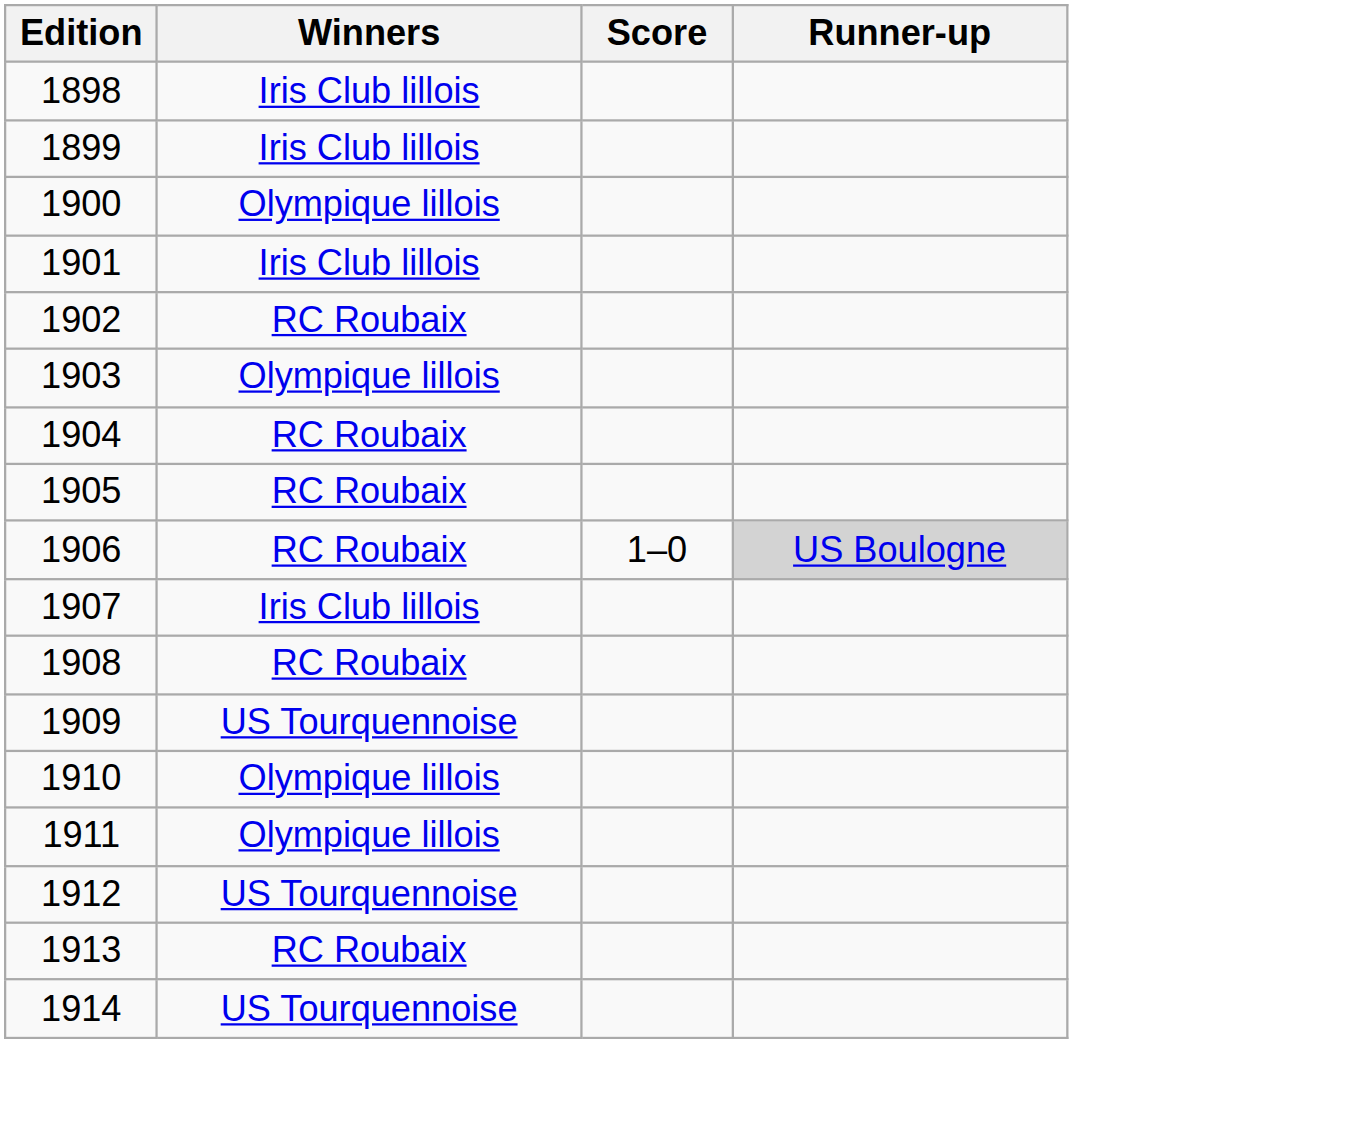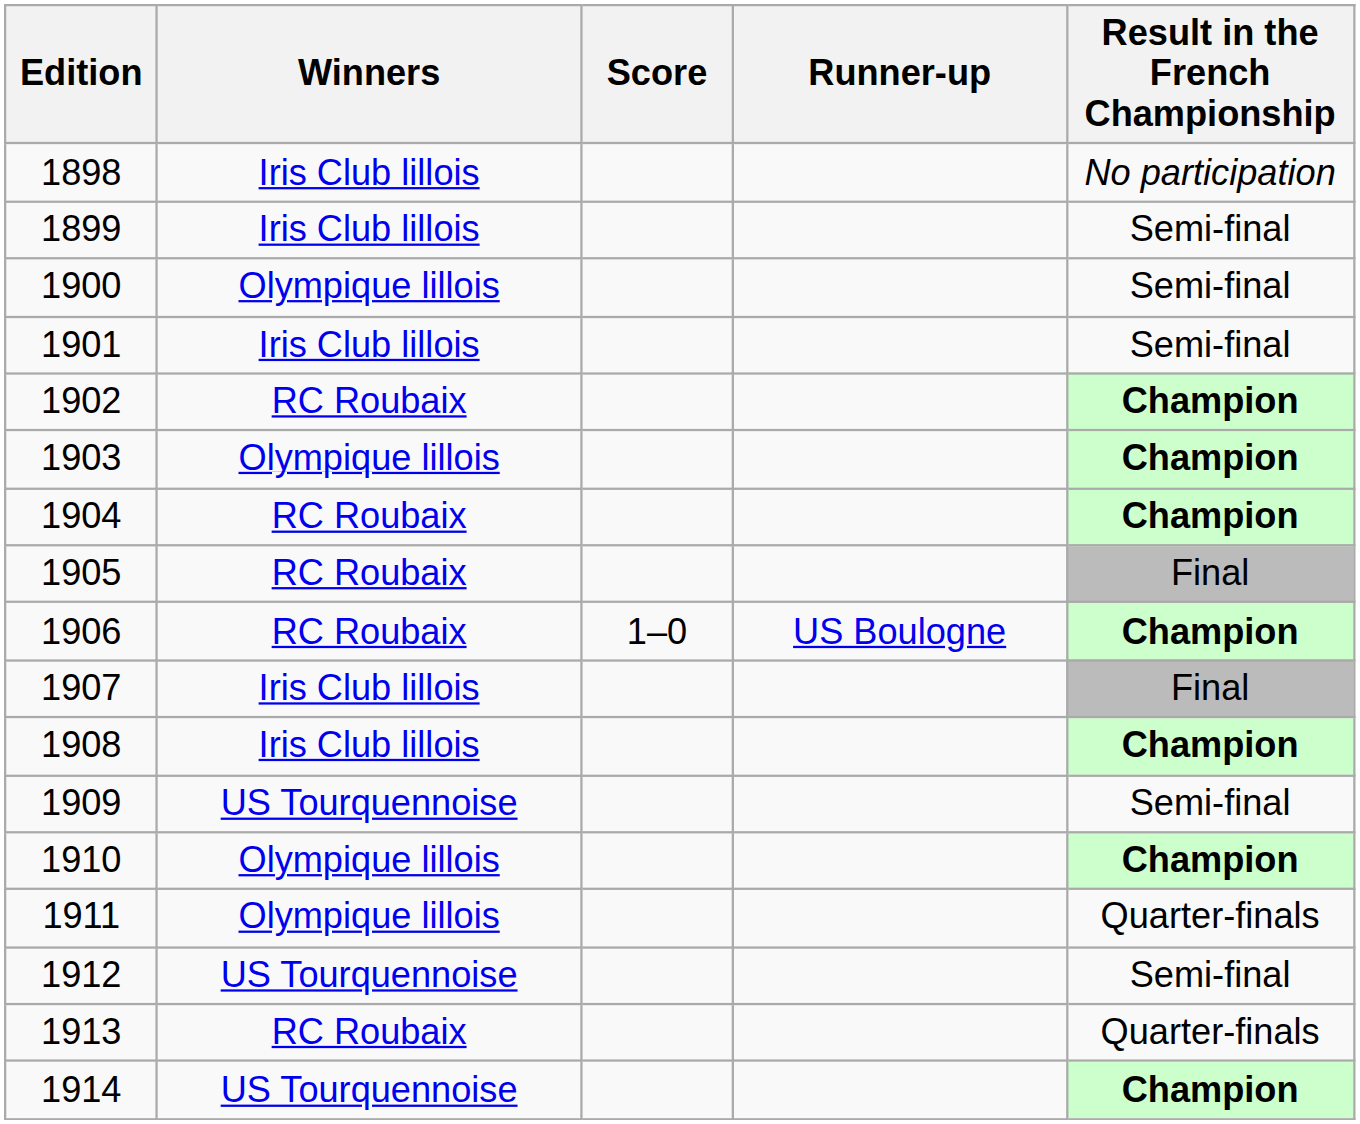+ column: (1210, 73)
(900, 549) lightgrey background -> (900, 630) no background
(369, 663) RC Roubaix -> (369, 745) Iris Club lillois
